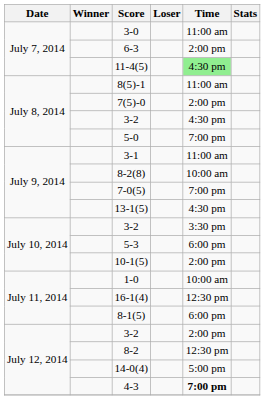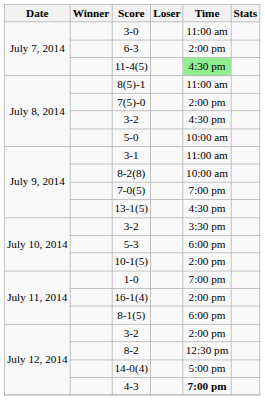(207, 137) 7:00 pm -> (207, 137) 10:00 am
(207, 279) 10:00 am -> (207, 279) 7:00 pm
(207, 297) 12:30 pm -> (207, 297) 2:00 pm
